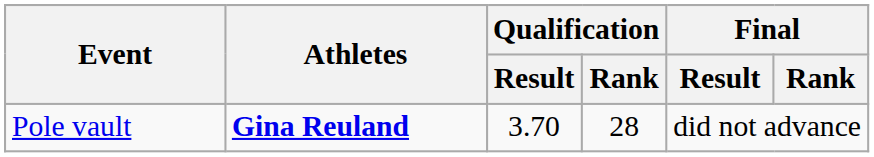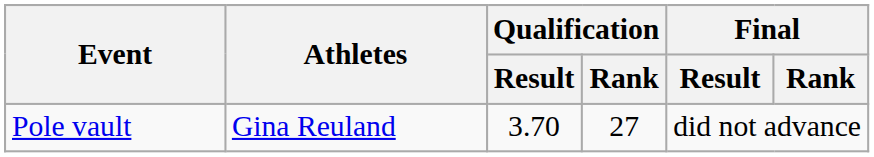(320, 127) bold -> (314, 127) normal
(624, 127) 28 -> (624, 127) 27
